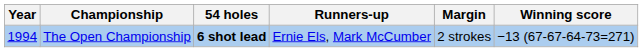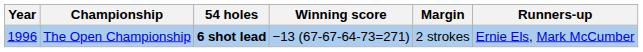columns swapped: (566, 15) <-> (352, 15)
(22, 36) 1994 -> (22, 36) 1996
